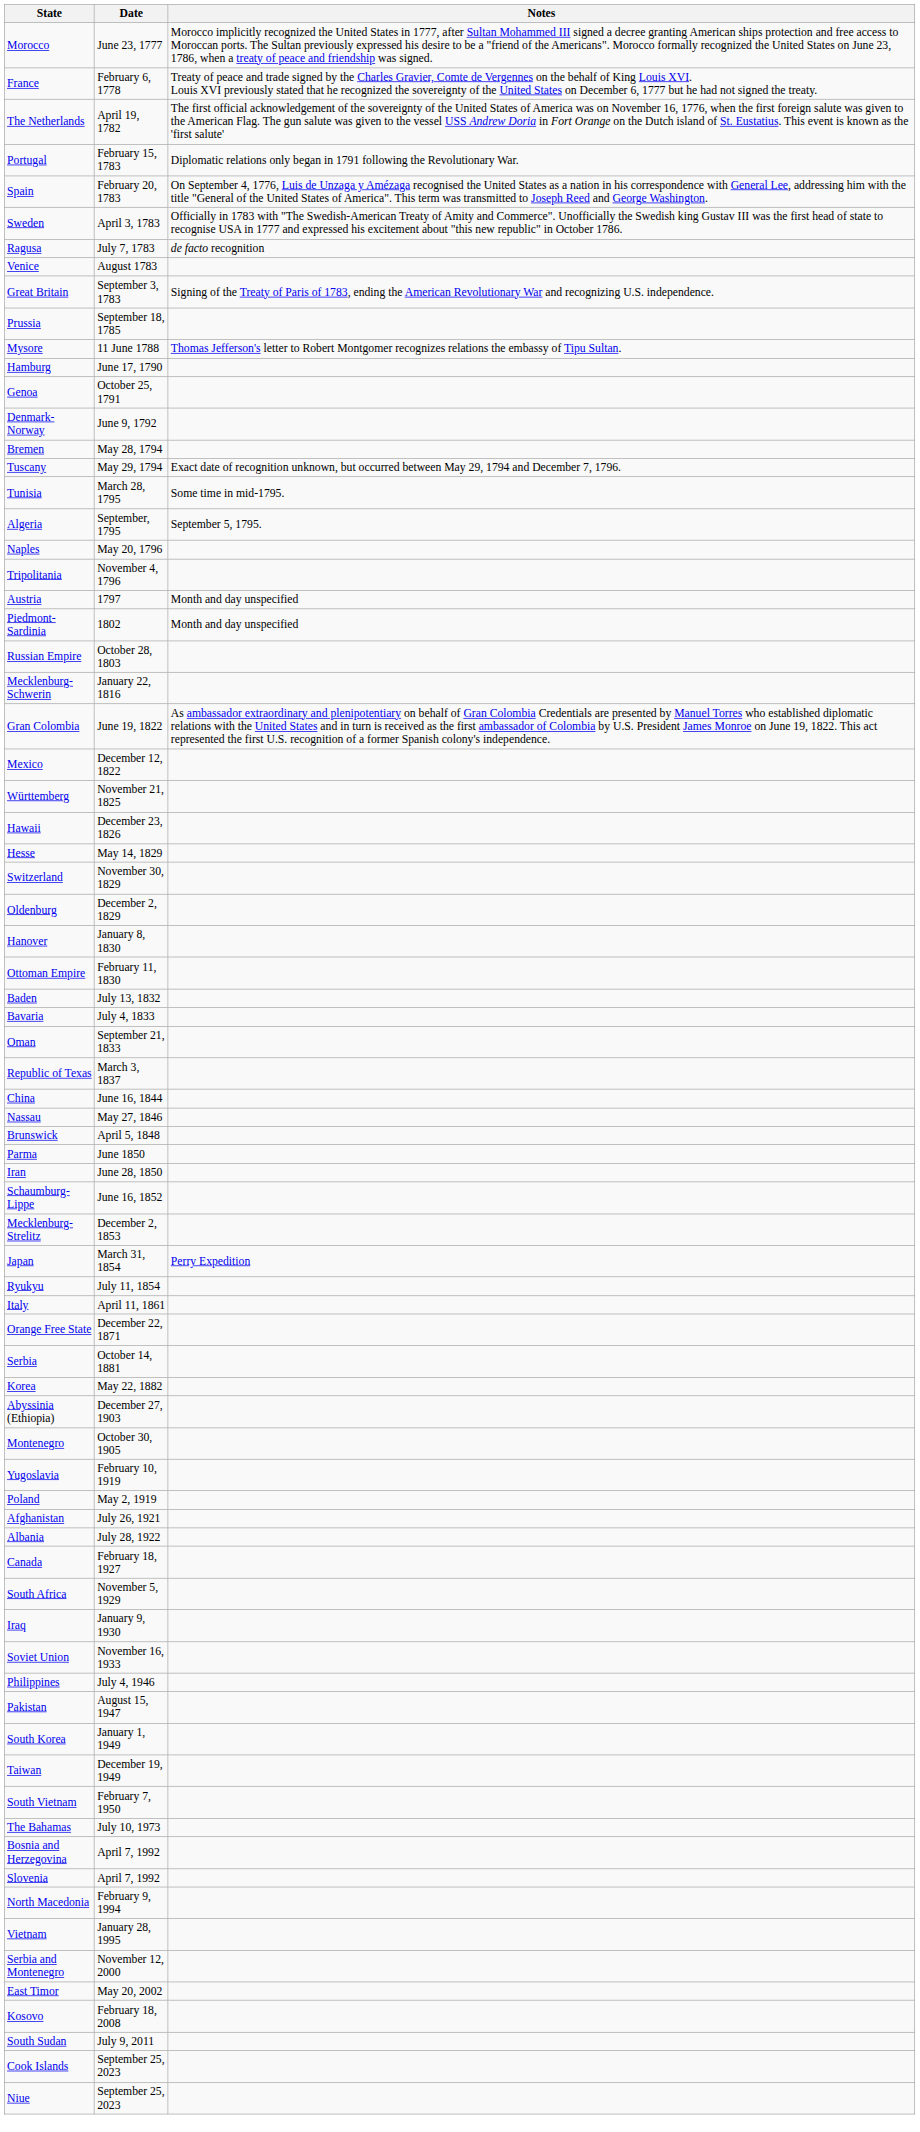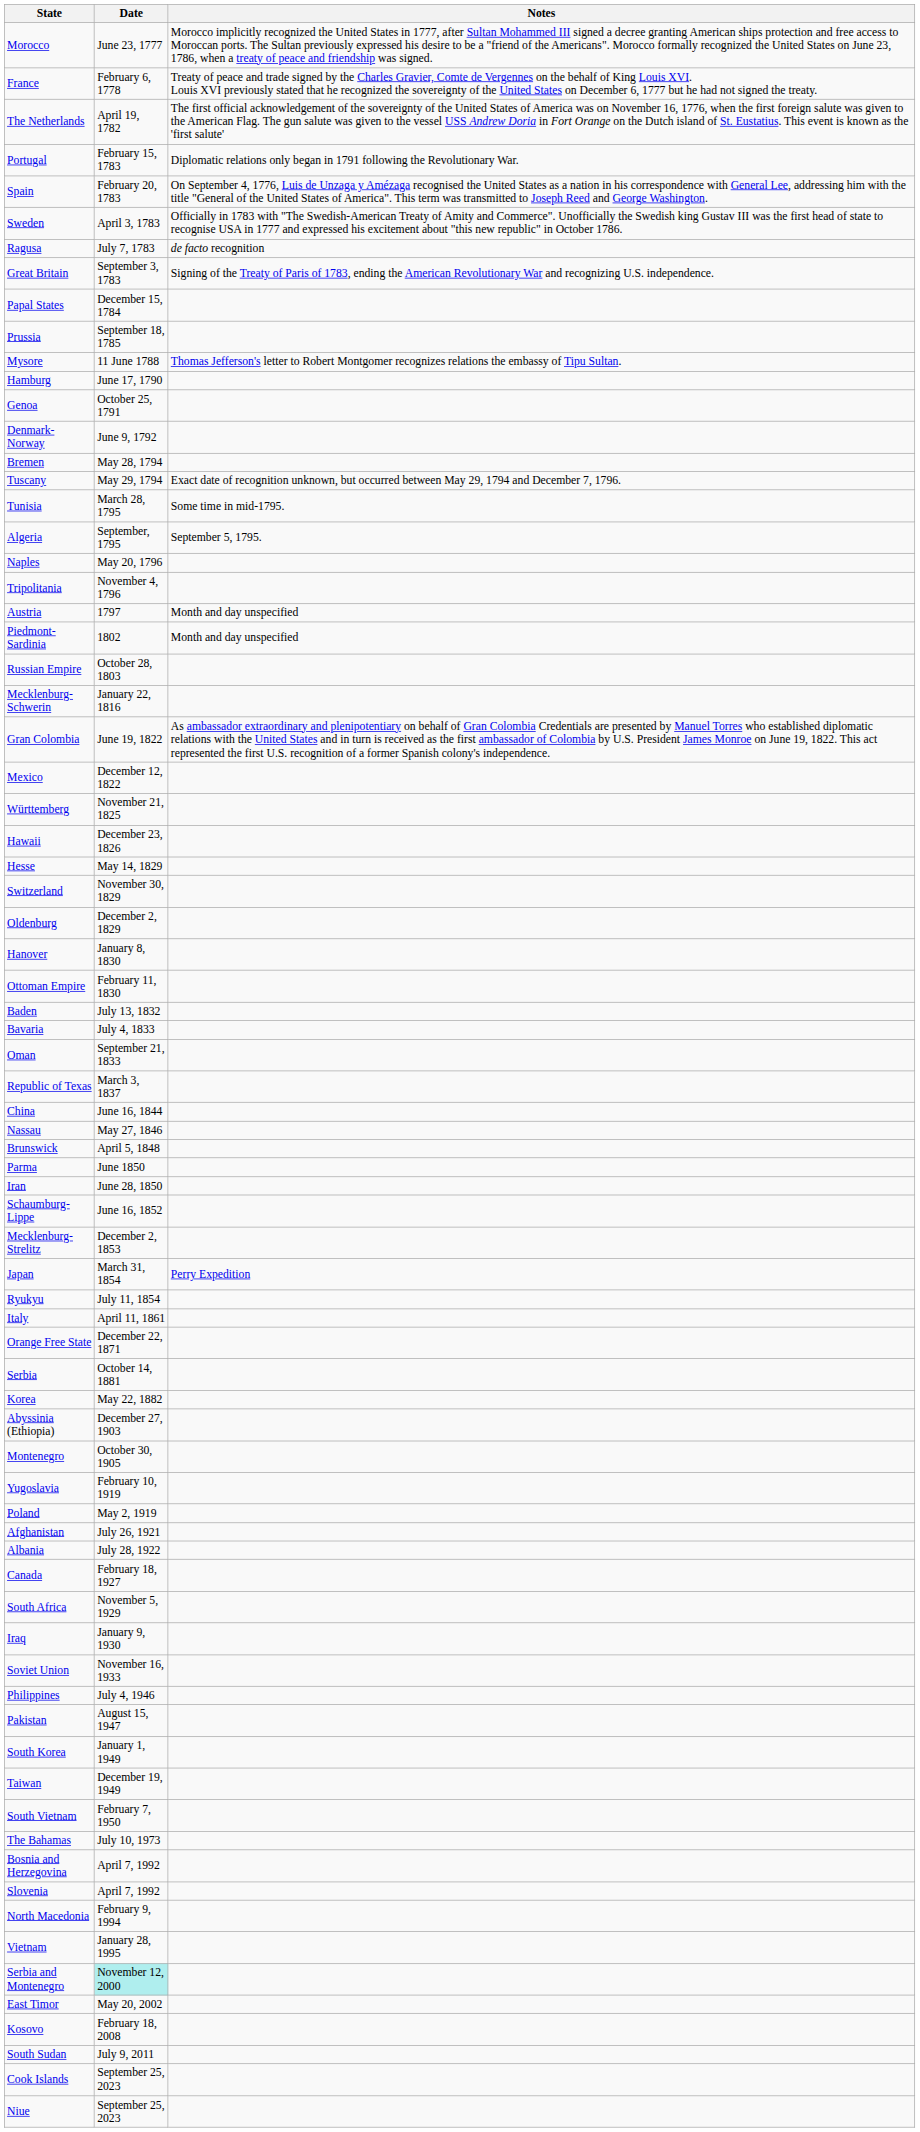- row: (23, 267)
+ row: (35, 305)
(131, 1966) no background -> (131, 1979) paleturquoise background
